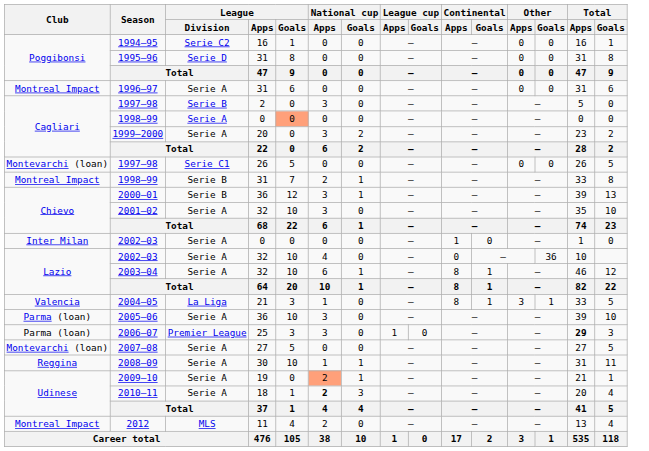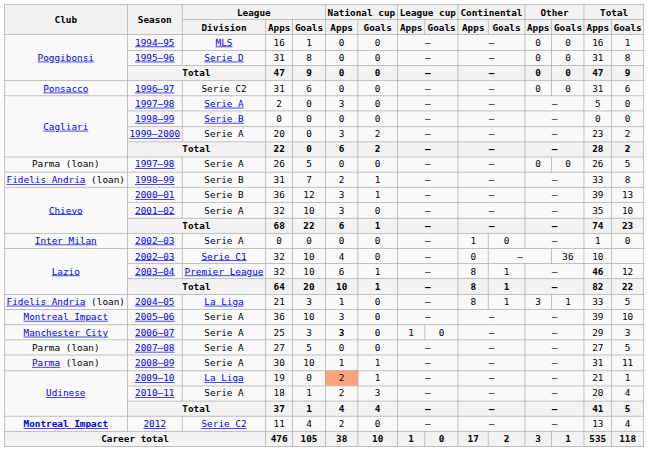(207, 42) Serie C2 -> (224, 42) MLS
(57, 88) Montreal Impact -> (66, 88) Ponsacco
(207, 88) Serie A -> (224, 88) Serie C2
(207, 104) Serie B -> (224, 104) Serie A
(207, 119) Serie A -> (224, 119) Serie B
(292, 119) lightsalmon background -> (309, 119) no background
(57, 165) Montevarchi (loan) -> (66, 165) Parma (loan)
(207, 165) Serie C1 -> (224, 165) Serie A
(57, 180) Montreal Impact -> (66, 180) Fidelis Andria (loan)
(207, 256) Serie A -> (224, 256) Serie C1
(207, 271) Serie A -> (224, 271) Premier League
(581, 271) normal -> (598, 271) bold
(57, 302) Valencia -> (66, 302) Fidelis Andria (loan)
(57, 317) Parma (loan) -> (66, 317) Montreal Impact
(57, 332) Parma (loan) -> (66, 332) Manchester City
(207, 332) Premier League -> (224, 332) Serie A
(325, 332) normal -> (342, 332) bold
(581, 332) bold -> (598, 332) normal
(57, 348) Montevarchi (loan) -> (66, 348) Parma (loan)
(57, 363) Reggina -> (66, 363) Parma (loan)
(207, 378) Serie A -> (224, 378) La Liga
(325, 393) bold -> (342, 393) normal
(57, 424) normal -> (66, 424) bold
(207, 424) MLS -> (224, 424) Serie C2
